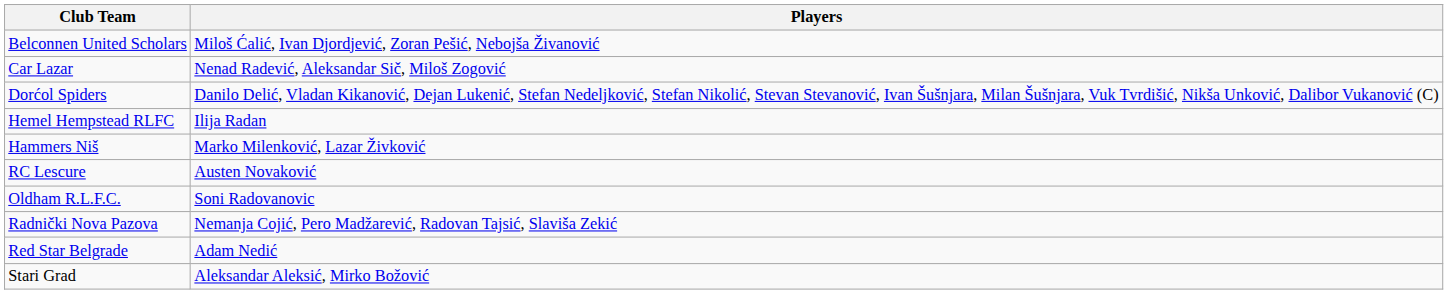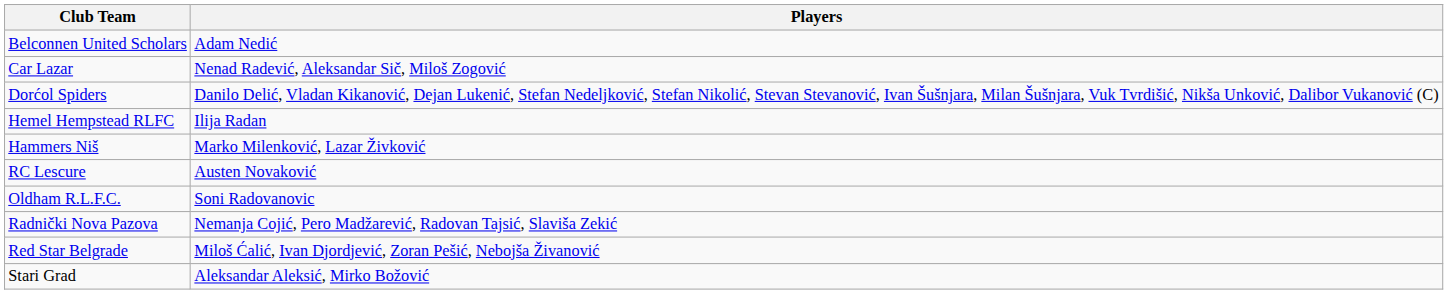(397, 43) Miloš Ćalić, Ivan Djordjević, Zoran Pešić, Nebojša Živanović -> (236, 43) Adam Nedić
(236, 250) Adam Nedić -> (397, 250) Miloš Ćalić, Ivan Djordjević, Zoran Pešić, Nebojša Živanović
